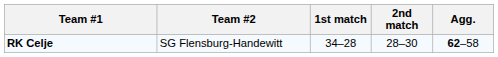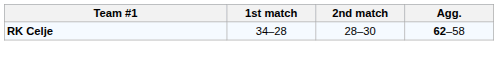- column: (234, 19)
